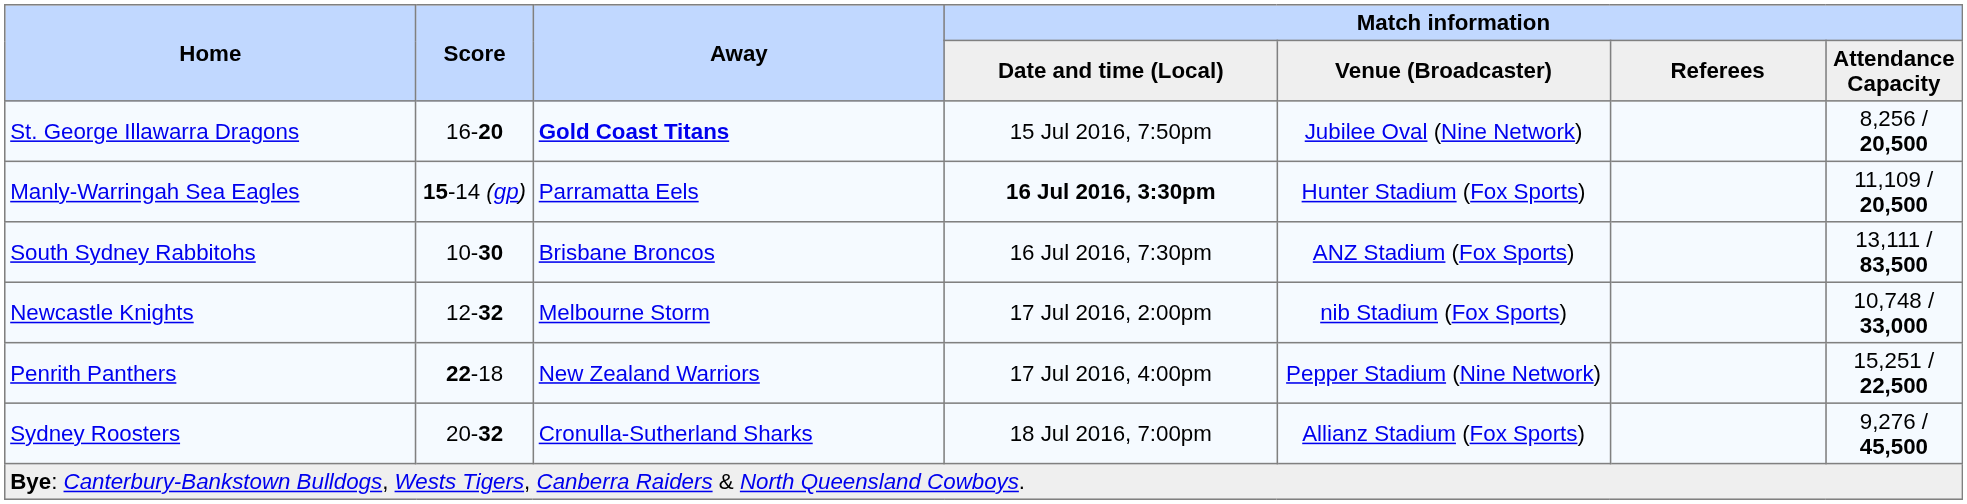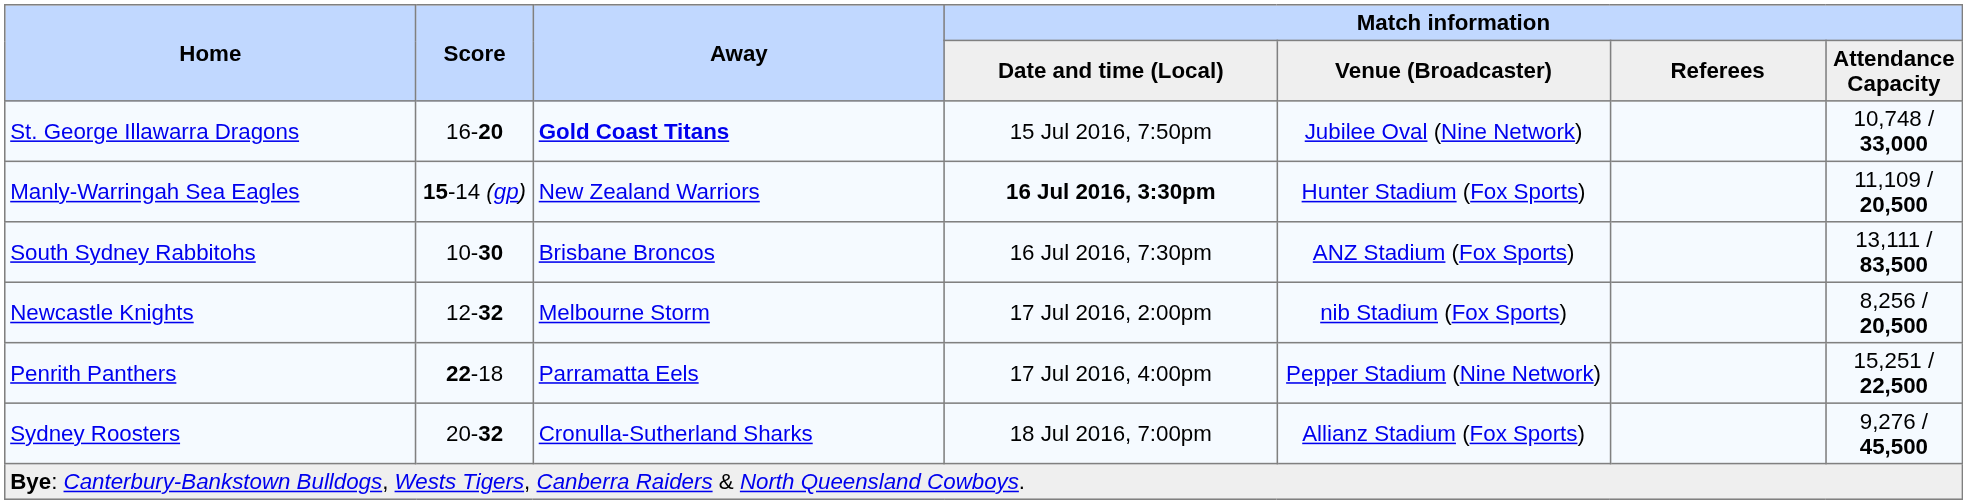(1894, 131) 8,256 / 20,500 -> (1894, 131) 10,748 / 33,000
(619, 192) Parramatta Eels -> (649, 192) New Zealand Warriors
(1894, 312) 10,748 / 33,000 -> (1894, 312) 8,256 / 20,500
(649, 373) New Zealand Warriors -> (619, 373) Parramatta Eels
